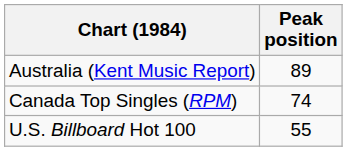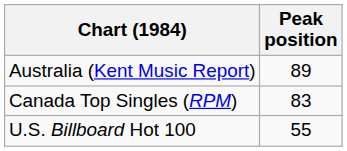(301, 100) 74 -> (301, 100) 83
